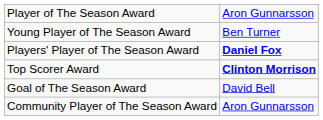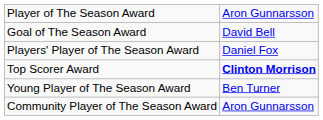rows swapped: (99, 32) <-> (77, 87)
(252, 50) bold -> (250, 50) normal
